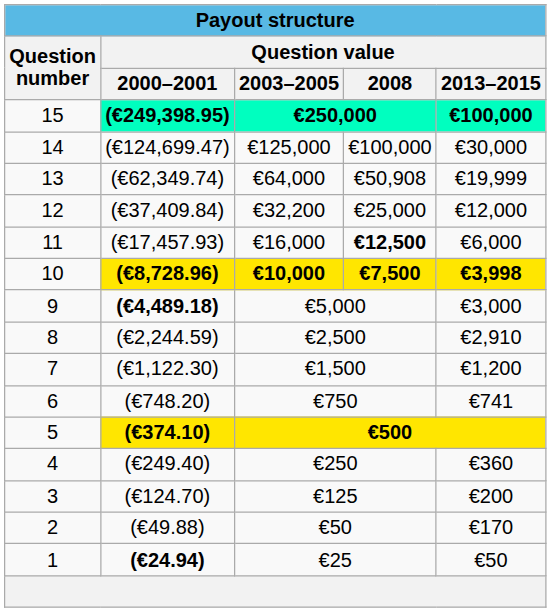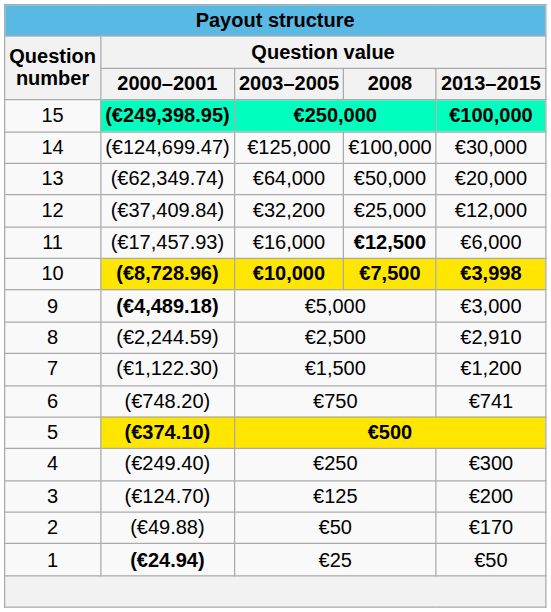(390, 178) €50,908 -> (390, 178) €50,000
(491, 178) €19,999 -> (491, 178) €20,000
(491, 464) €360 -> (491, 464) €300
